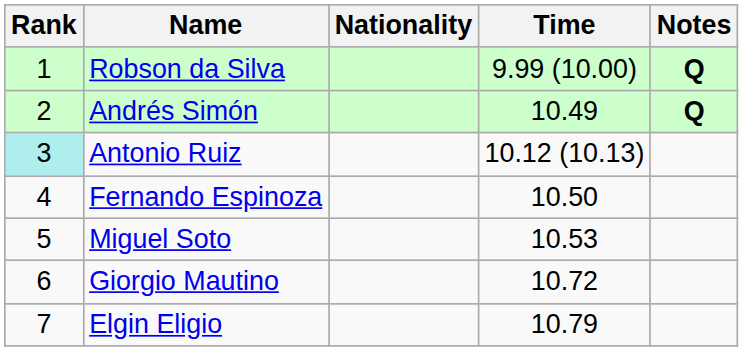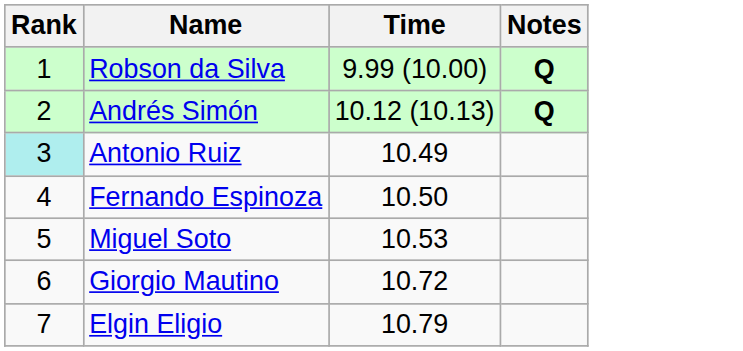- column: (403, 25)
(564, 111) 10.49 -> (415, 111) 10.12 (10.13)
(564, 153) 10.12 (10.13) -> (415, 153) 10.49
